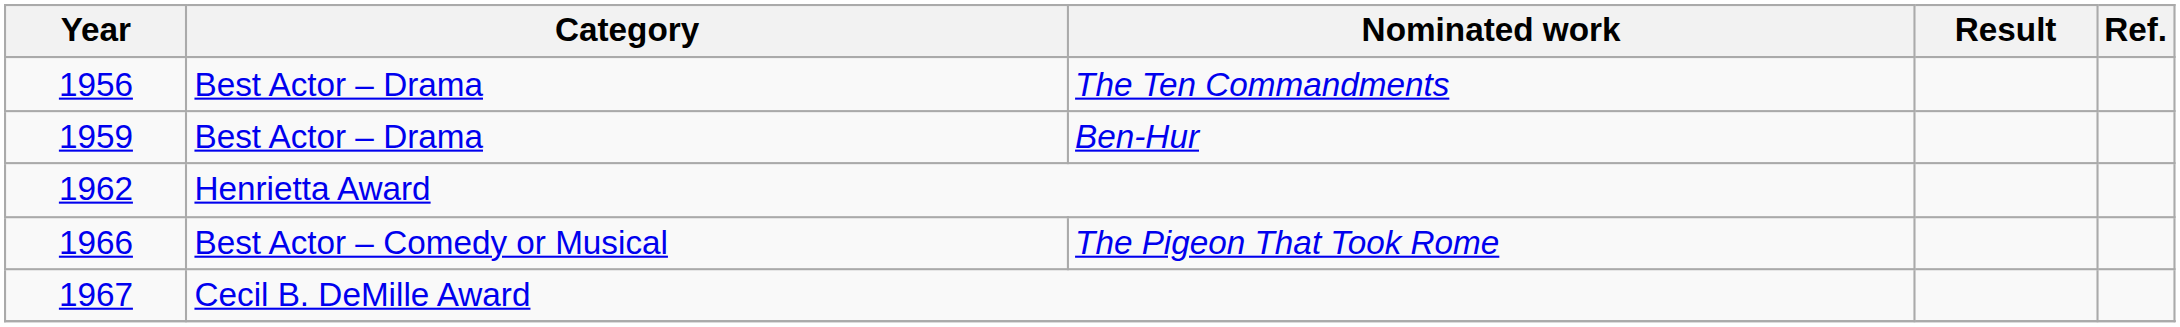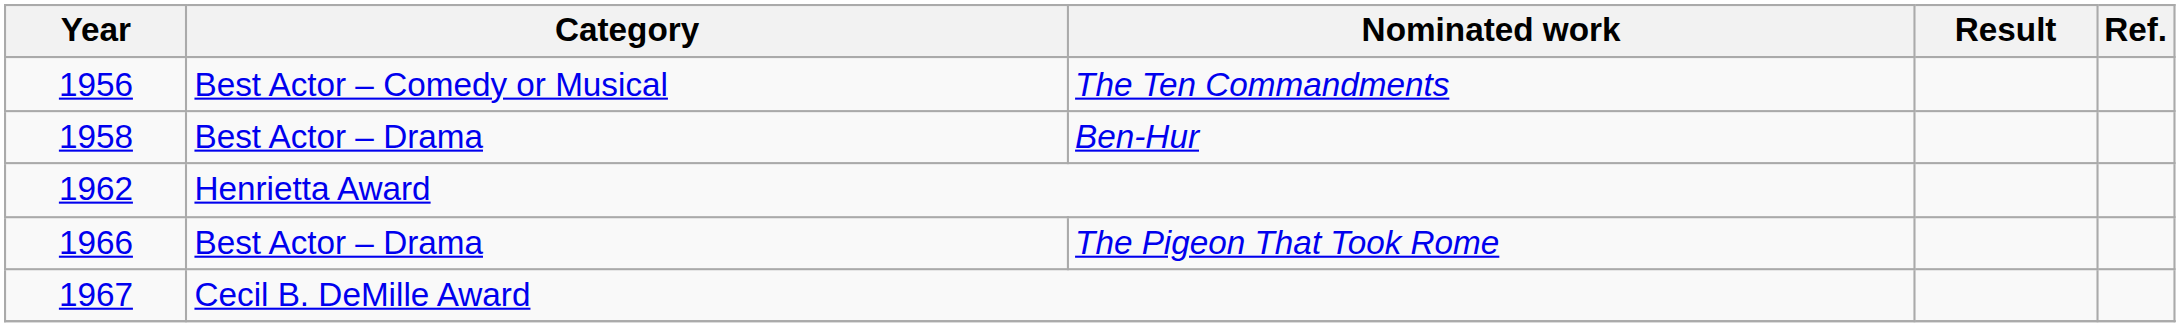(339, 83) Best Actor – Drama -> (431, 83) Best Actor – Comedy or Musical
(96, 136) 1959 -> (96, 136) 1958
(431, 242) Best Actor – Comedy or Musical -> (339, 242) Best Actor – Drama
